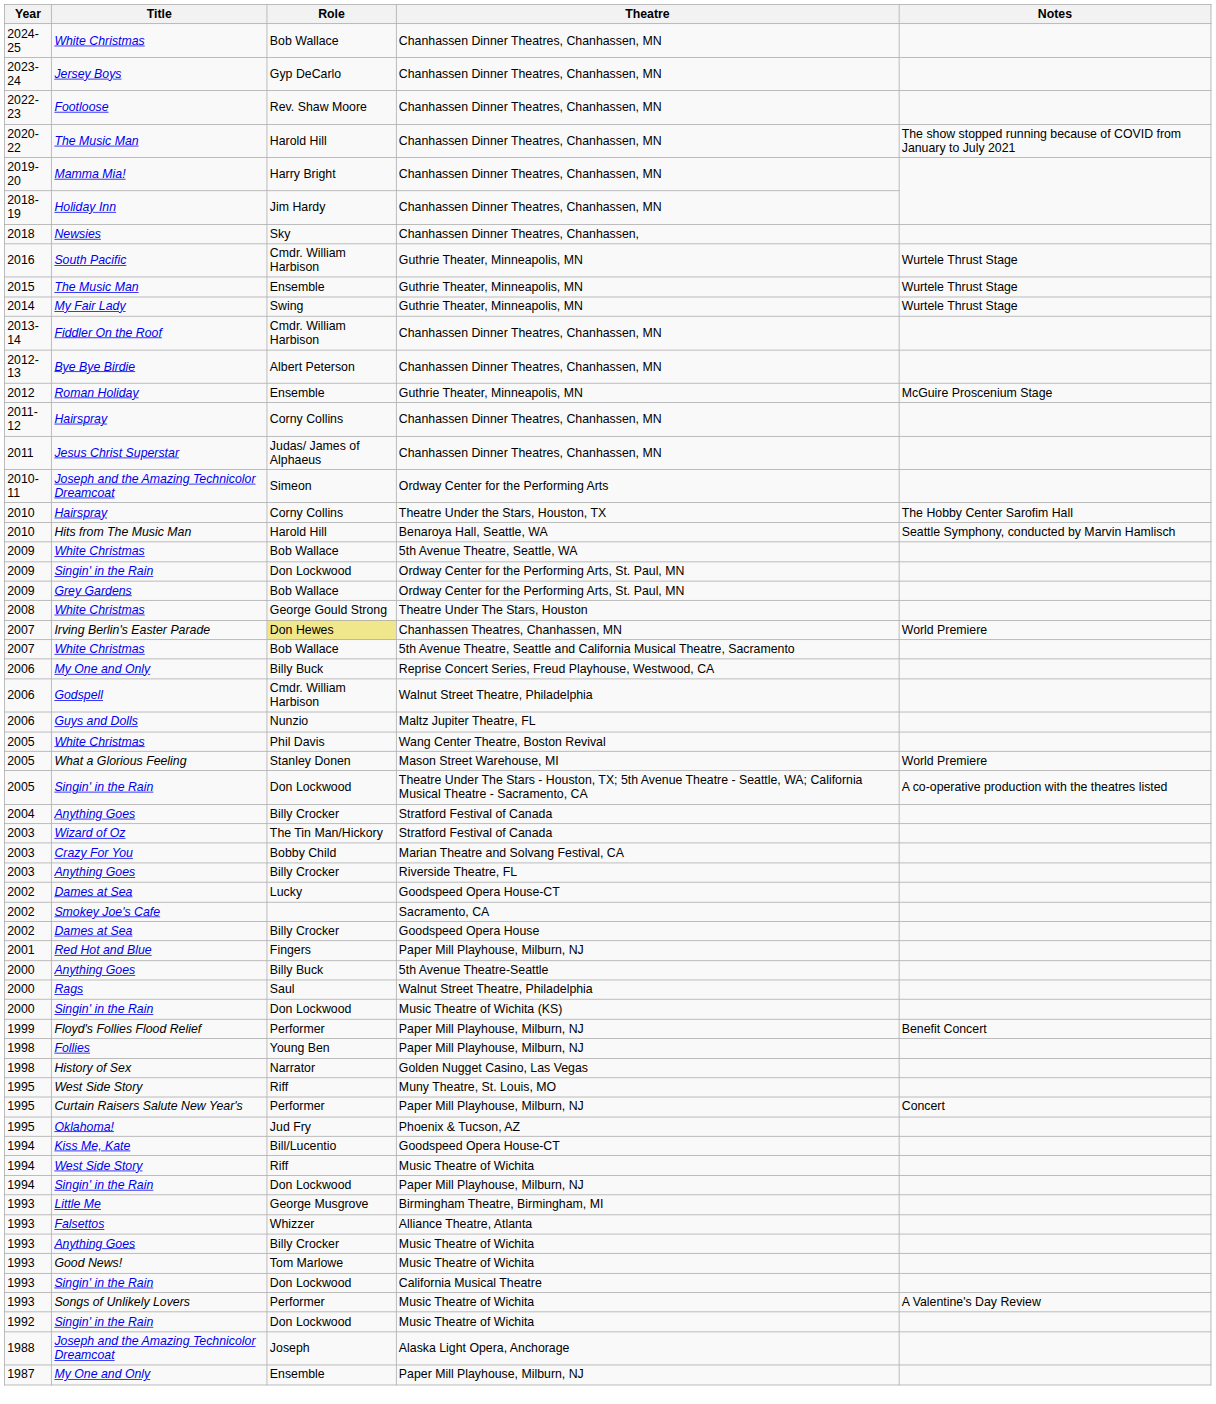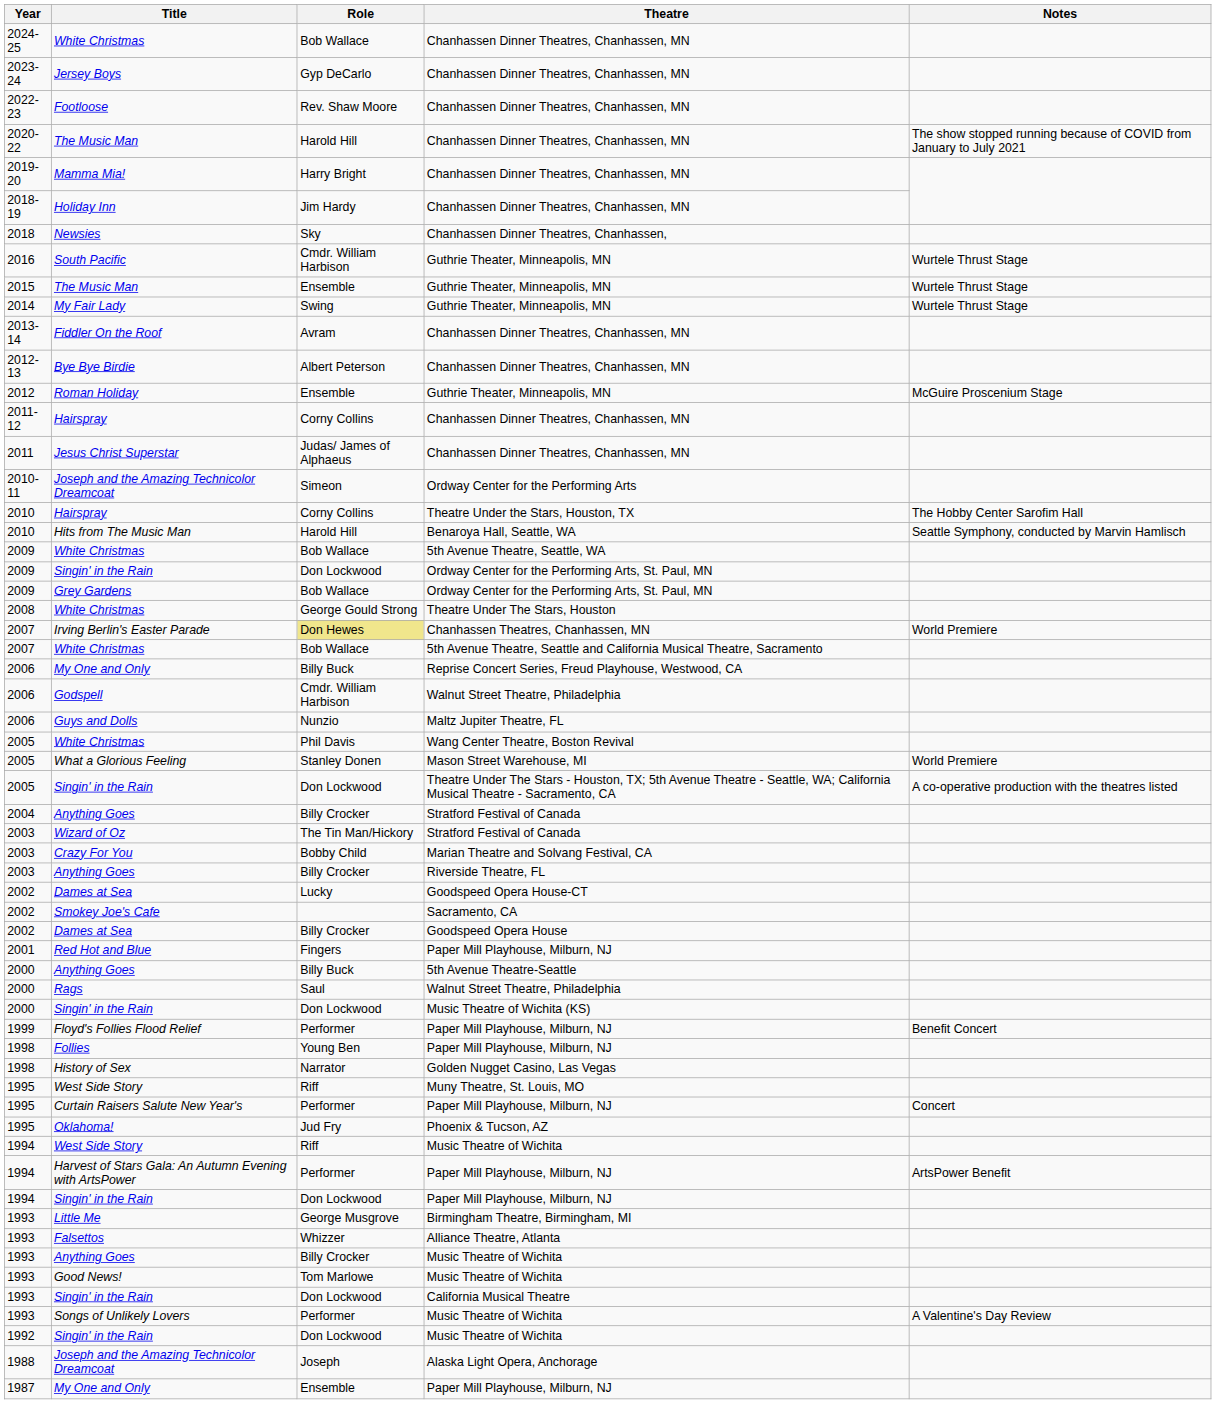(308, 333) Cmdr. William Harbison -> (318, 333) Avram
- row: (92, 1146)
+ row: (170, 1172)
